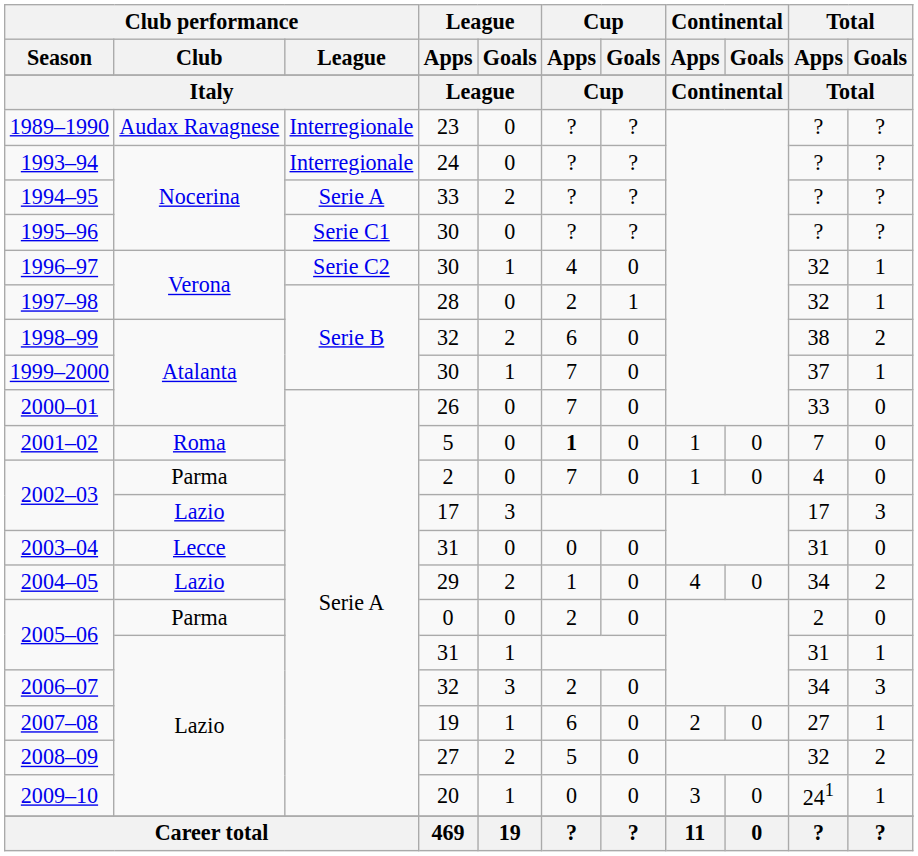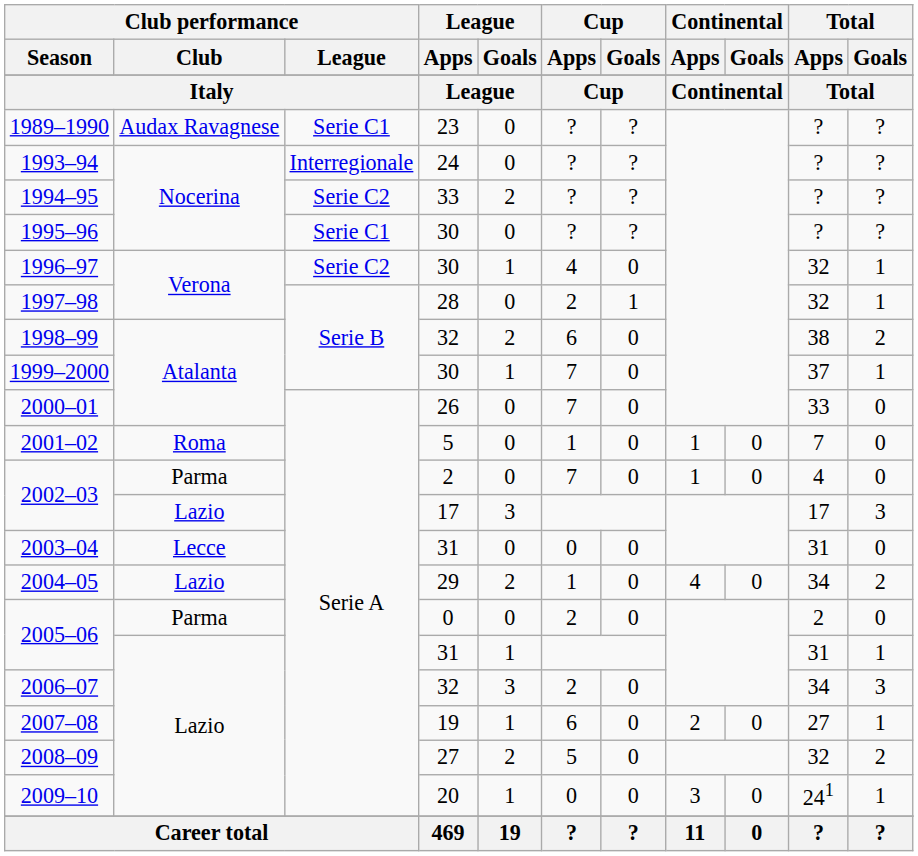(351, 127) Interregionale -> (351, 127) Serie C1
(351, 197) Serie A -> (351, 197) Serie C2
(572, 442) bold -> (572, 442) normal
